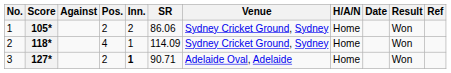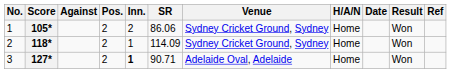(105, 44) 4 -> (105, 44) 2
